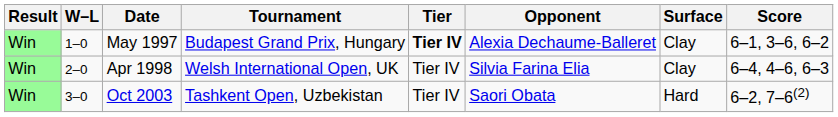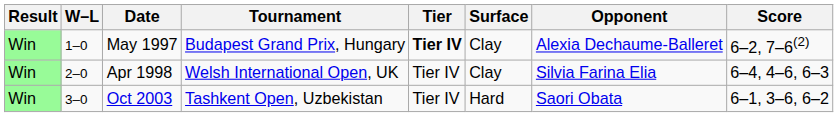columns swapped: (693, 17) <-> (563, 17)
(780, 42) 6–1, 3–6, 6–2 -> (770, 45) 6–2, 7–6(2)
(770, 96) 6–2, 7–6(2) -> (780, 98) 6–1, 3–6, 6–2
